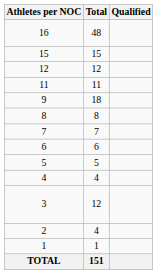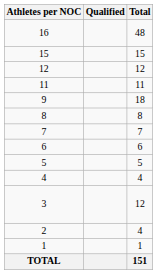columns swapped: (96, 12) <-> (131, 12)
